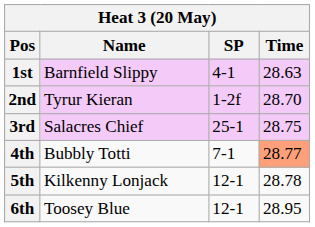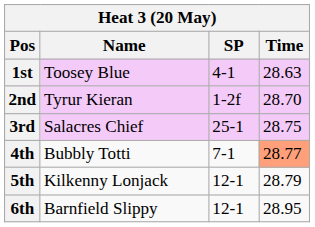(101, 72) Barnfield Slippy -> (87, 72) Toosey Blue
(282, 180) 28.78 -> (282, 180) 28.79
(87, 208) Toosey Blue -> (101, 208) Barnfield Slippy
